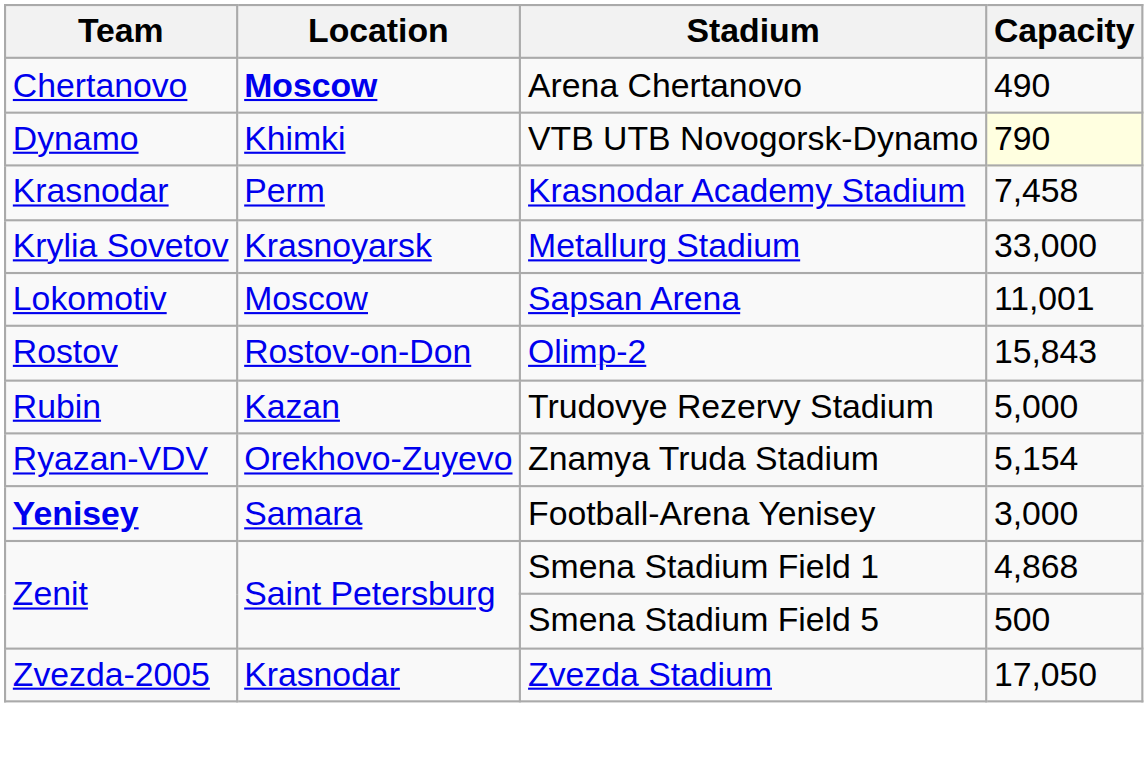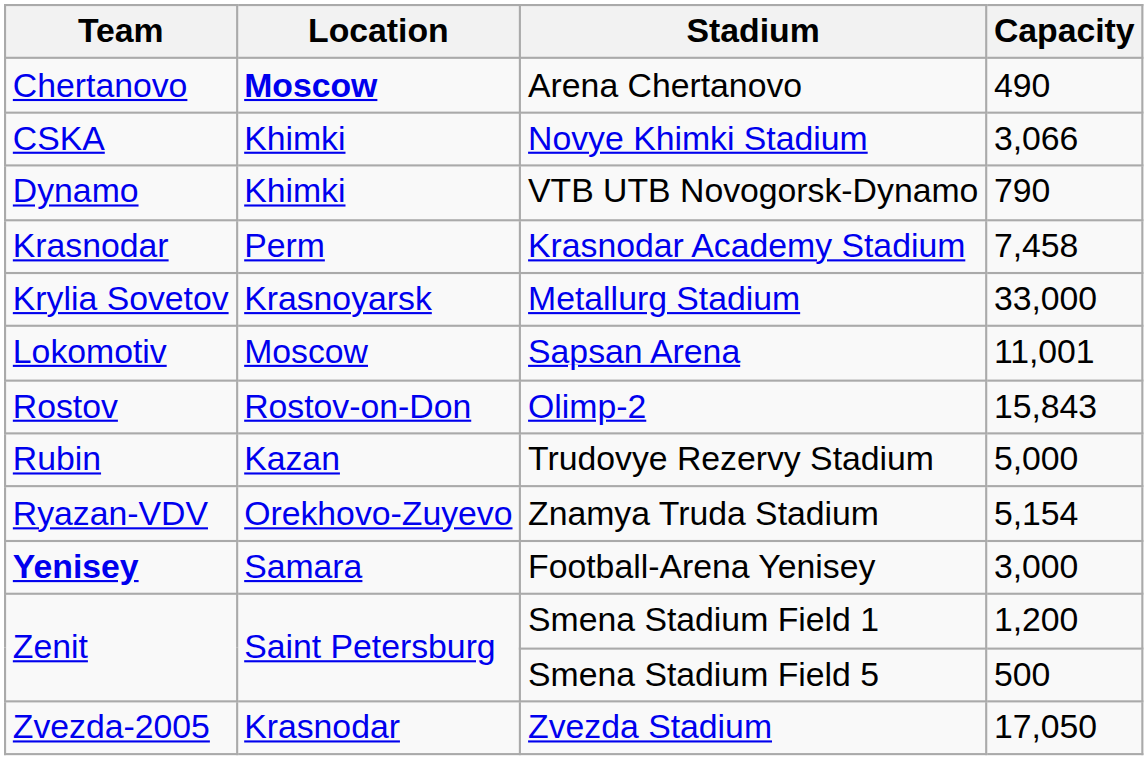+ row: (698, 138)
(1022, 138) lightyellow background -> (1022, 191) no background
(1036, 566) 4,868 -> (1036, 620) 1,200
